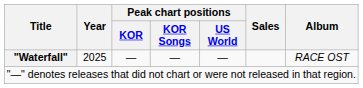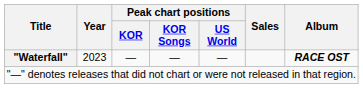(95, 58) 2025 -> (95, 58) 2023
(322, 58) normal -> (322, 58) bold
